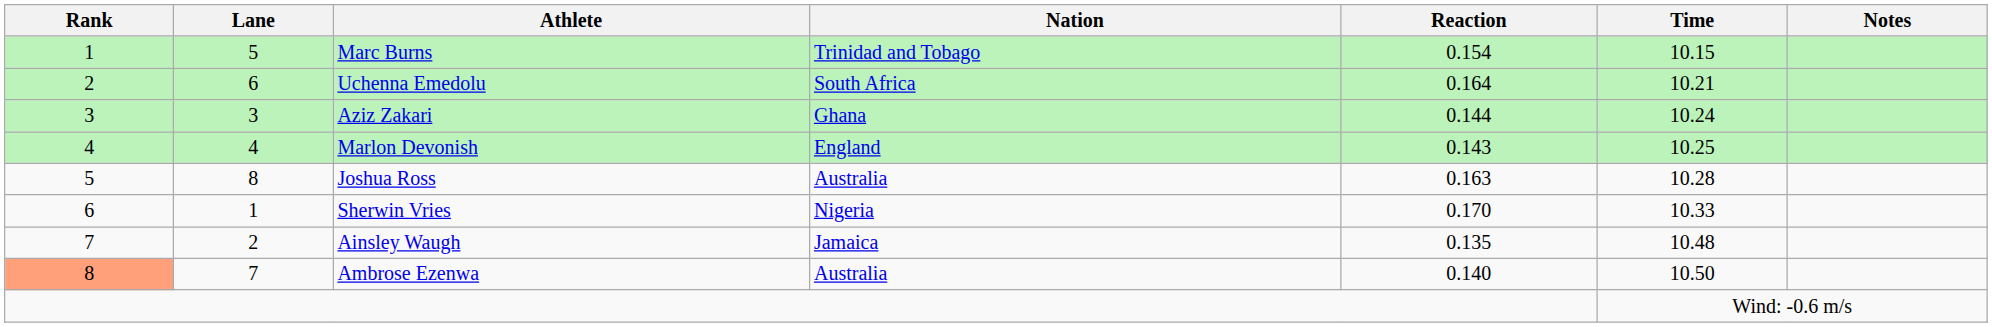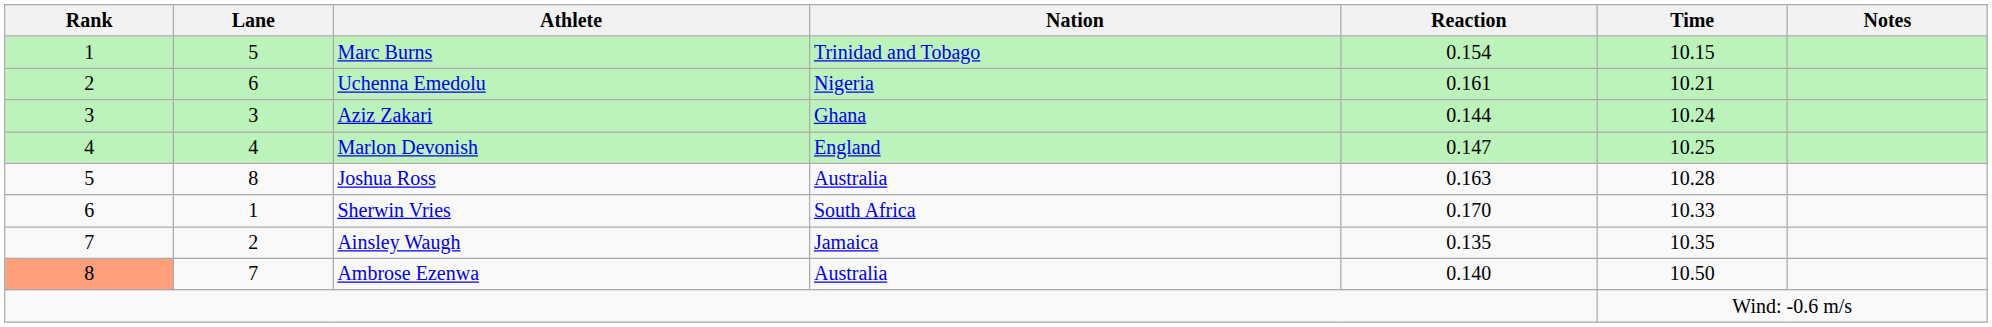(865, 83) South Africa -> (844, 83) Nigeria
(1469, 83) 0.164 -> (1469, 83) 0.161
(1469, 147) 0.143 -> (1469, 147) 0.147
(844, 210) Nigeria -> (865, 210) South Africa
(1692, 242) 10.48 -> (1692, 242) 10.35
